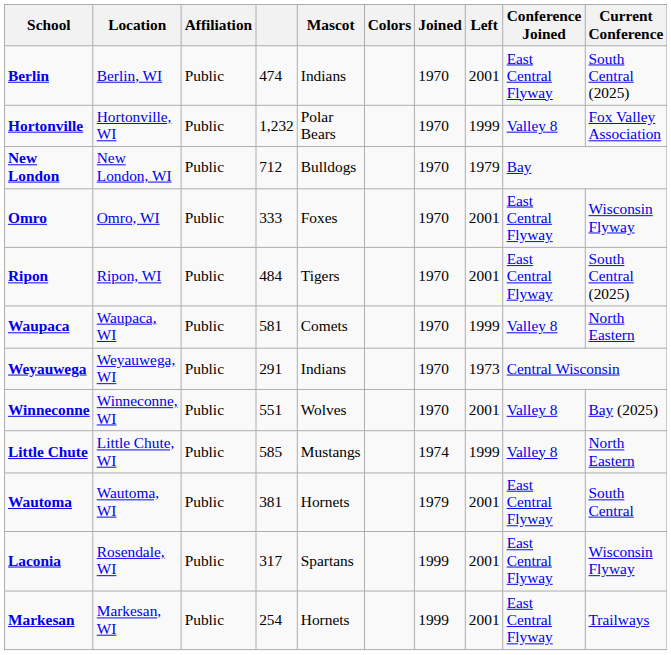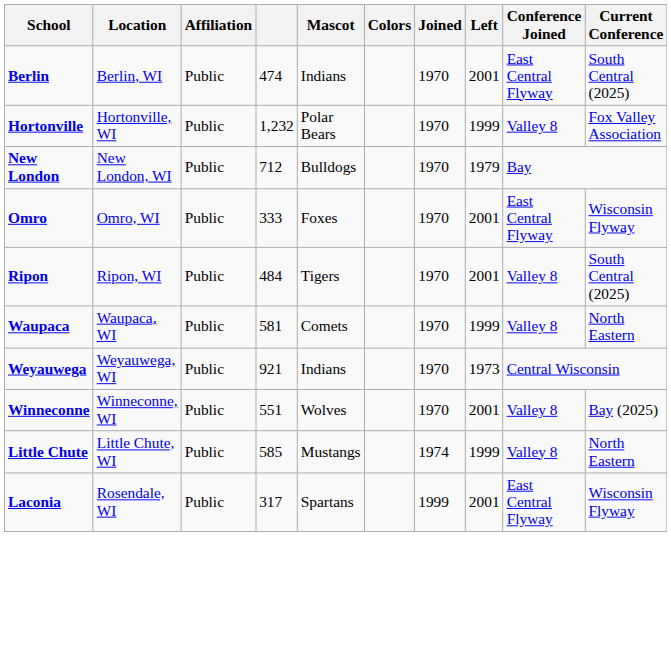(530, 276) East Central Flyway -> (532, 276) Valley 8
(271, 368) 291 -> (271, 368) 921
- row: (40, 502)
- row: (41, 620)
